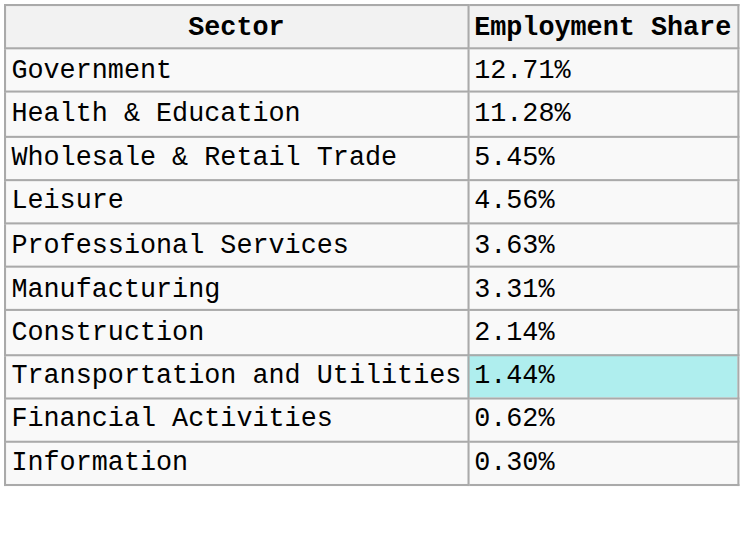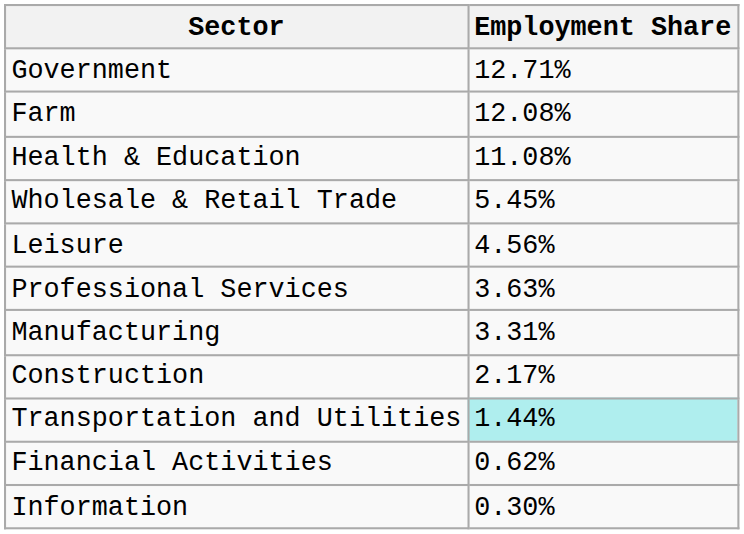+ row: (44, 114)
(522, 114) 11.28% -> (522, 158) 11.08%
(514, 332) 2.14% -> (514, 376) 2.17%
